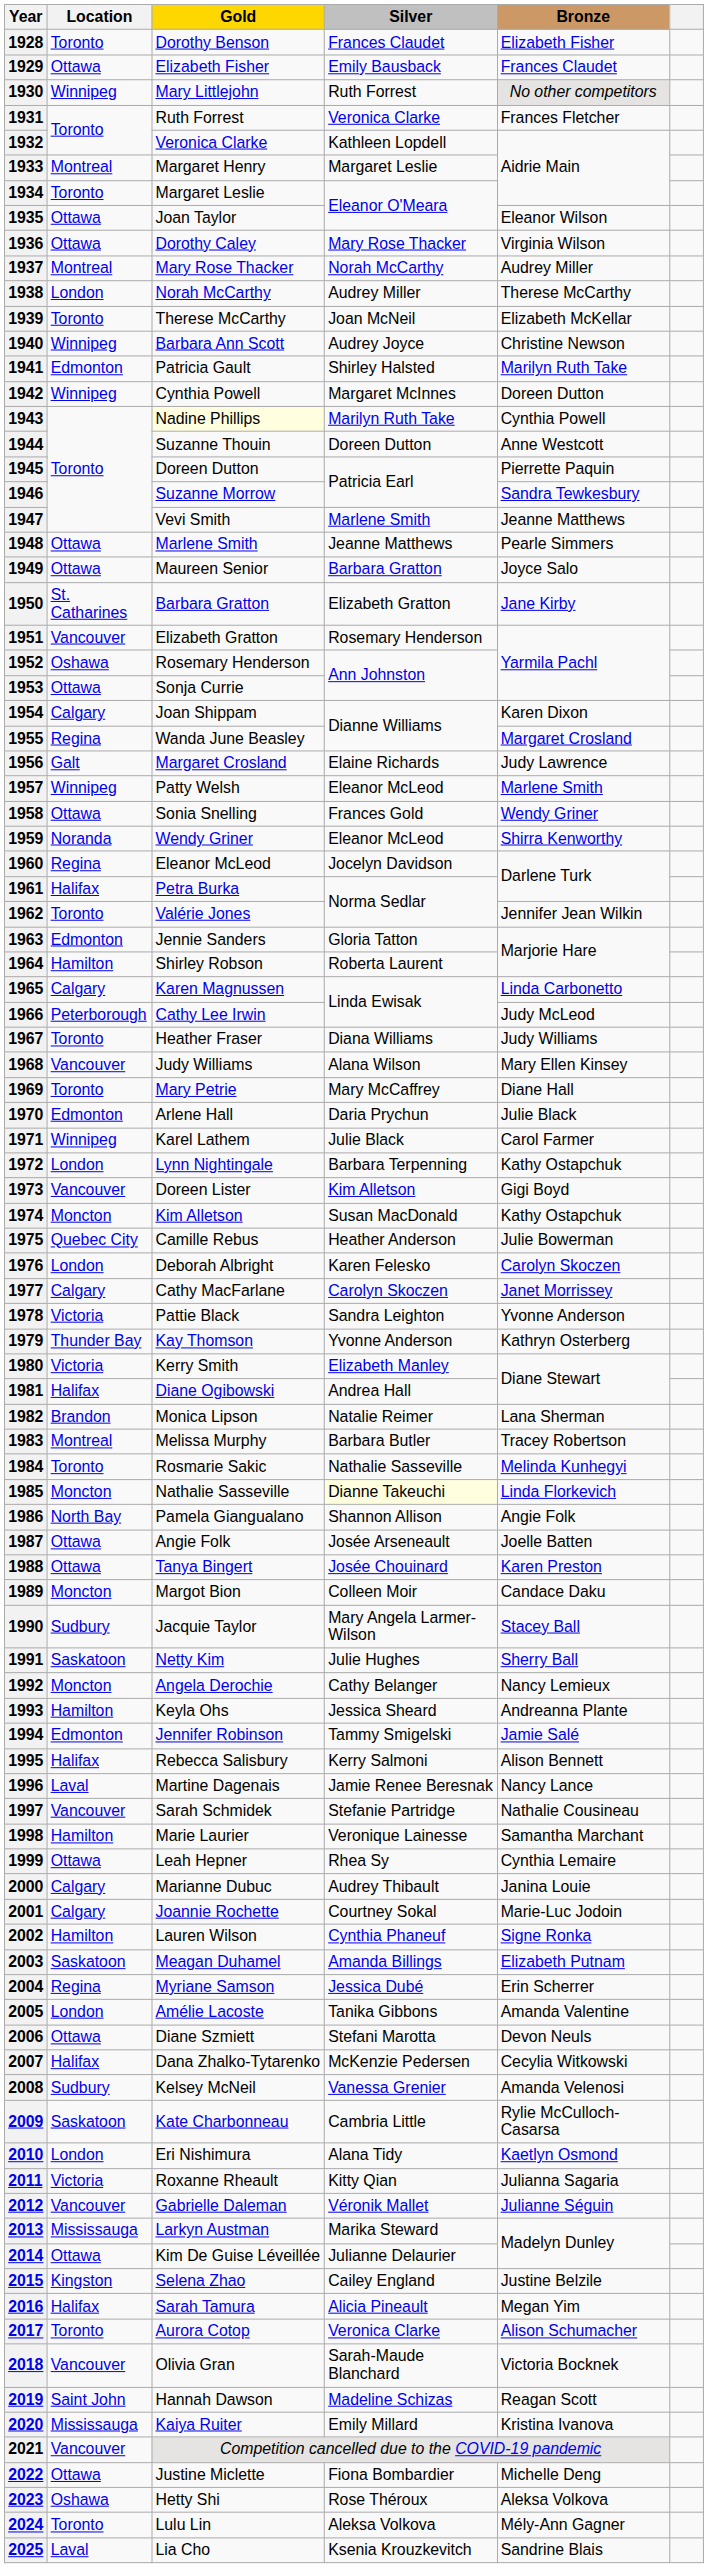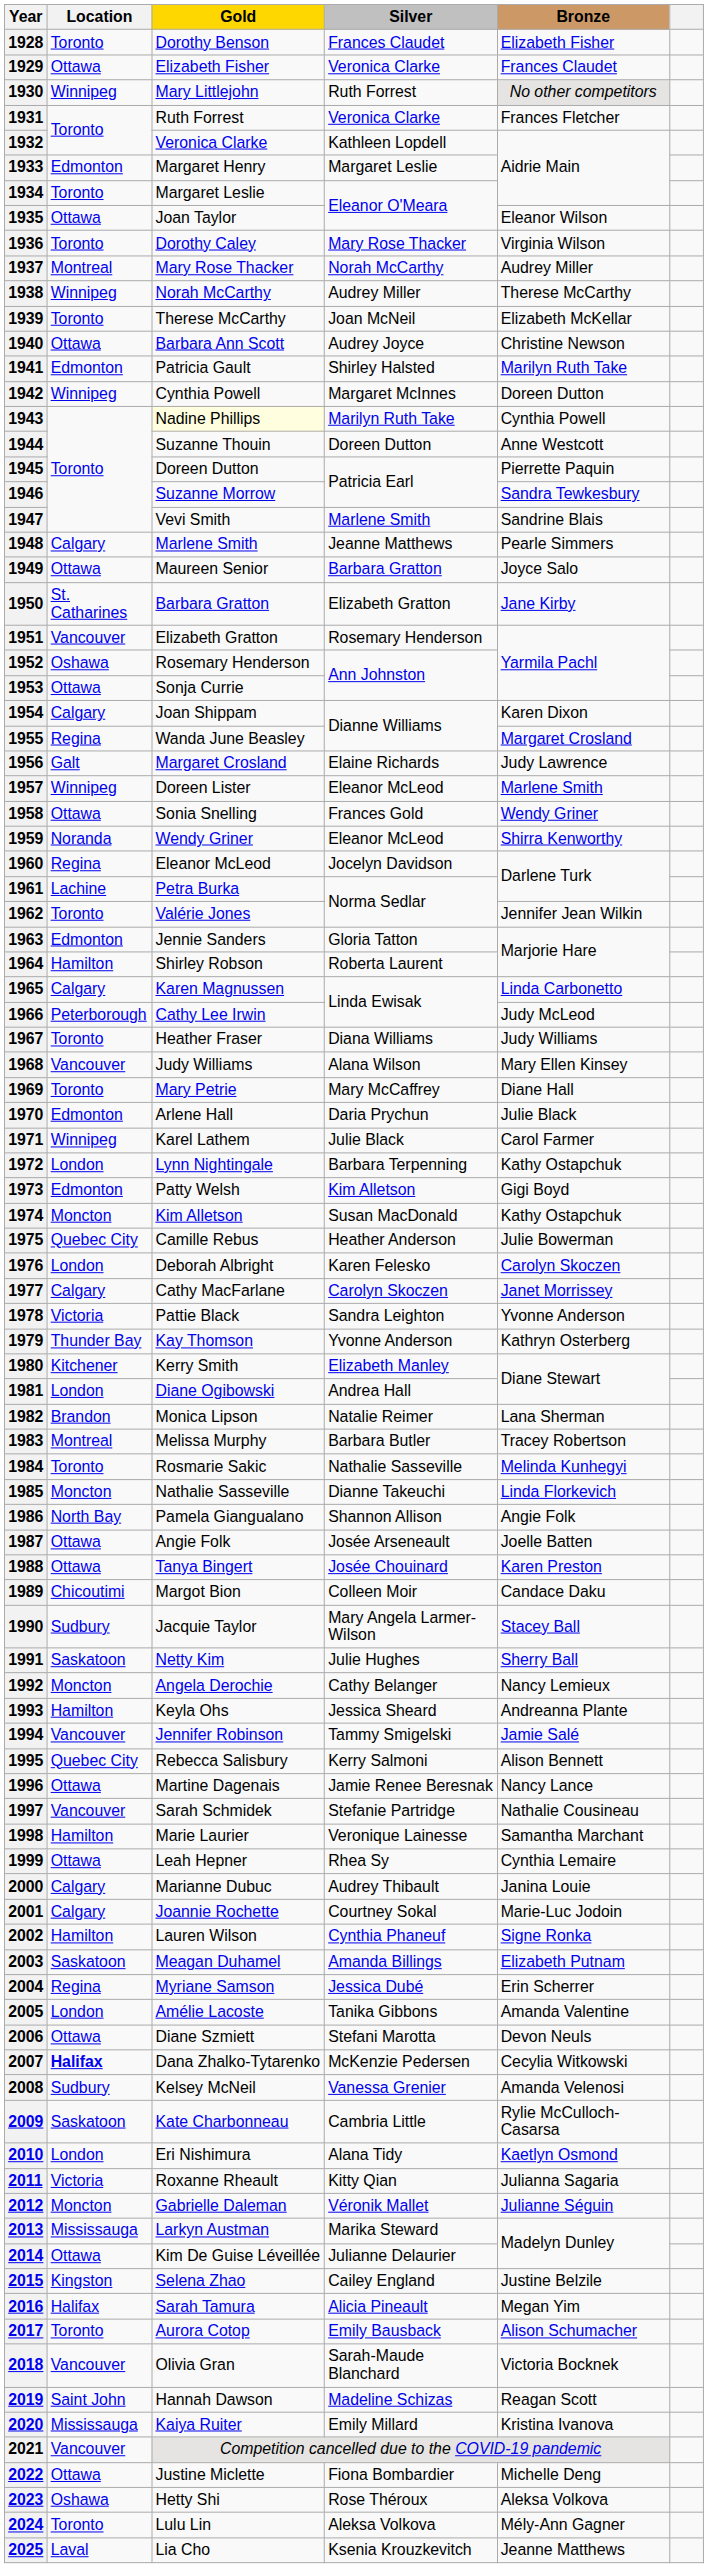(385, 67) Emily Bausback -> (384, 67) Veronica Clarke
(81, 167) Montreal -> (87, 167) Edmonton
(76, 243) Ottawa -> (77, 243) Toronto
(77, 293) London -> (84, 293) Winnipeg
(84, 343) Winnipeg -> (76, 343) Ottawa
(563, 519) Jeanne Matthews -> (552, 519) Sandrine Blais
(76, 544) Ottawa -> (78, 544) Calgary
(198, 788) Patty Welsh -> (203, 788) Doreen Lister
(75, 889) Halifax -> (78, 889) Lachine
(88, 1190) Vancouver -> (87, 1190) Edmonton
(203, 1190) Doreen Lister -> (198, 1190) Patty Welsh
(77, 1366) Victoria -> (84, 1366) Kitchener
(75, 1391) Halifax -> (77, 1391) London
(387, 1491) lightyellow background -> (387, 1491) no background
(81, 1592) Moncton -> (88, 1592) Chicoutimi
(87, 1735) Edmonton -> (88, 1735) Vancouver
(75, 1760) Halifax -> (94, 1760) Quebec City
(70, 1786) Laval -> (76, 1786) Ottawa
(75, 2062) normal -> (77, 2062) bold
(88, 2205) Vancouver -> (81, 2205) Moncton
(384, 2331) Veronica Clarke -> (385, 2331) Emily Bausback
(552, 2550) Sandrine Blais -> (563, 2550) Jeanne Matthews
